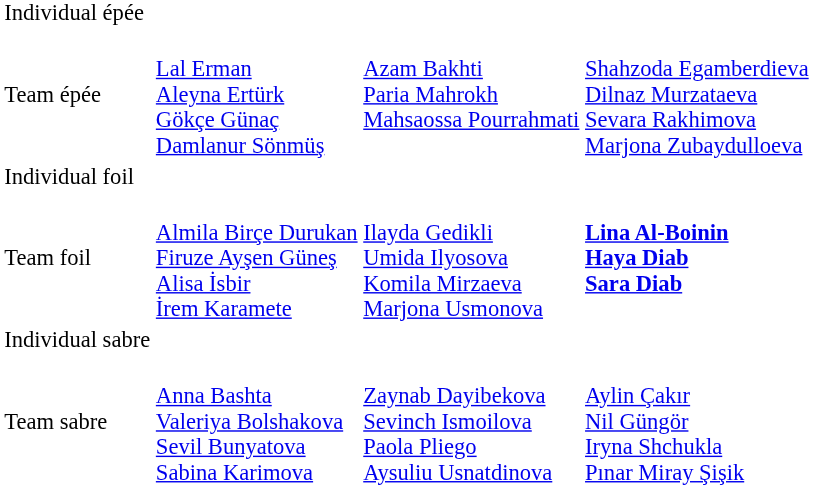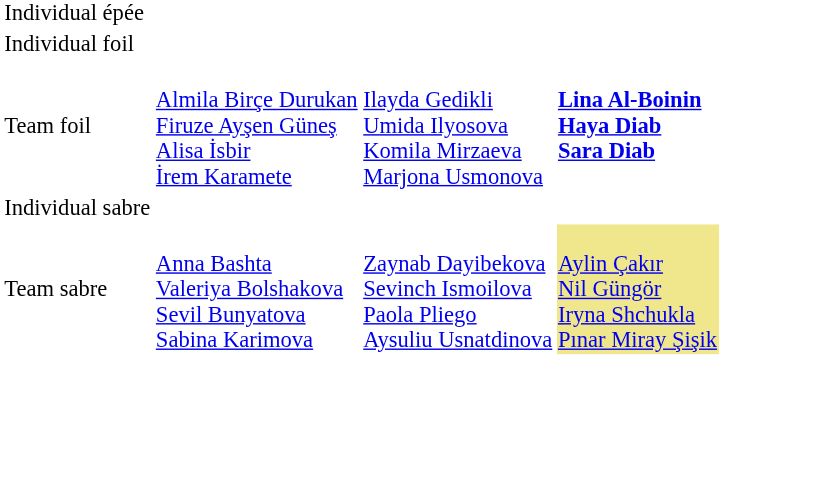- row: (53, 94)
(665, 434) no background -> (638, 301) khaki background
